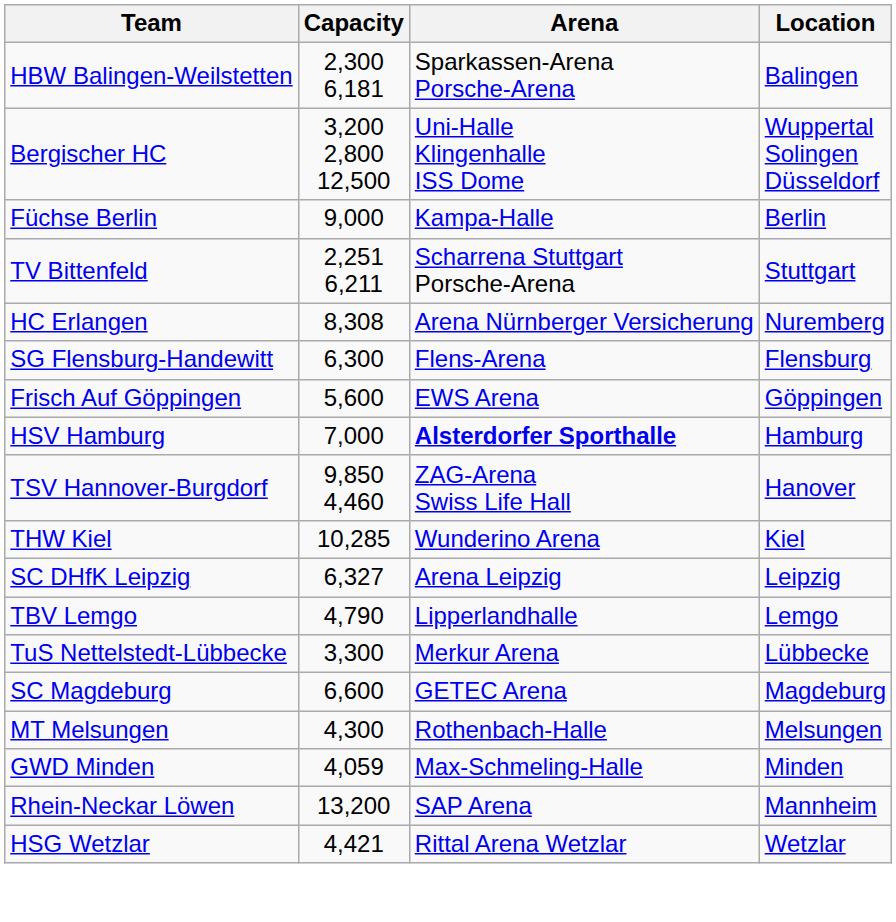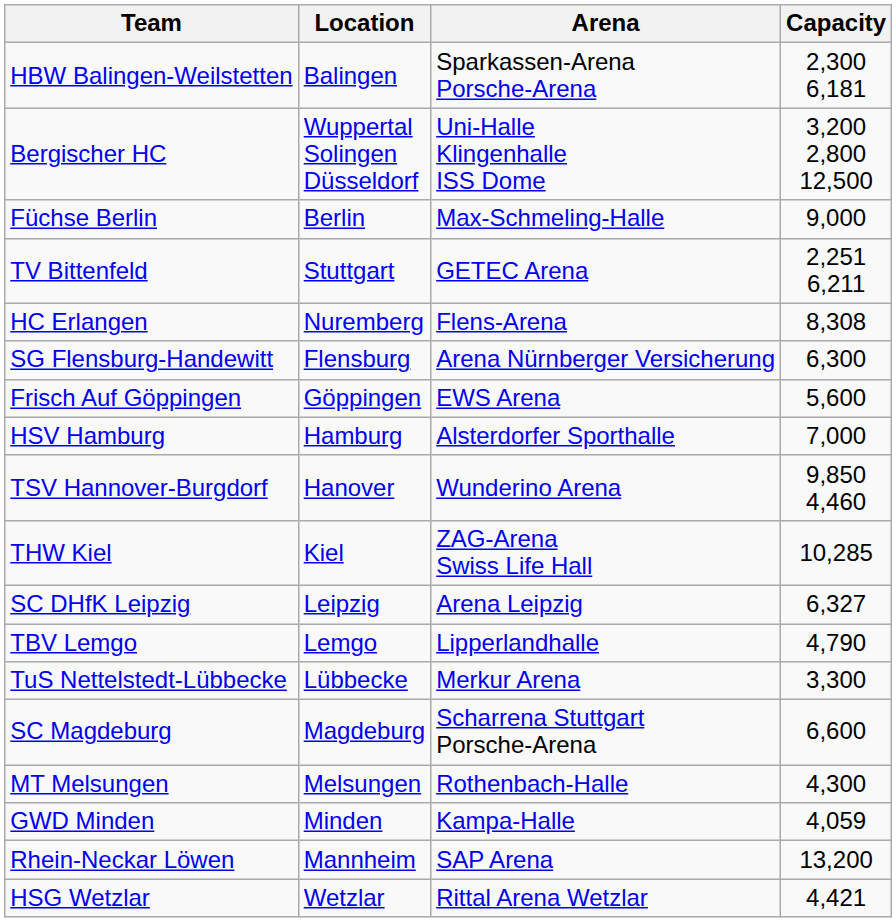columns swapped: (825, 23) <-> (354, 23)
(484, 218) Kampa-Halle -> (550, 218) Max-Schmeling-Halle
(519, 270) Scharrena Stuttgart Porsche-Arena -> (512, 270) GETEC Arena
(584, 321) Arena Nürnberger Versicherung -> (502, 321) Flens-Arena
(480, 359) Flens-Arena -> (606, 359) Arena Nürnberger Versicherung
(546, 436) bold -> (556, 436) normal
(493, 487) ZAG-Arena Swiss Life Hall -> (529, 487) Wunderino Arena
(507, 539) Wunderino Arena -> (514, 552) ZAG-Arena Swiss Life Hall
(491, 691) GETEC Arena -> (540, 731) Scharrena Stuttgart Porsche-Arena
(529, 767) Max-Schmeling-Halle -> (506, 821) Kampa-Halle
